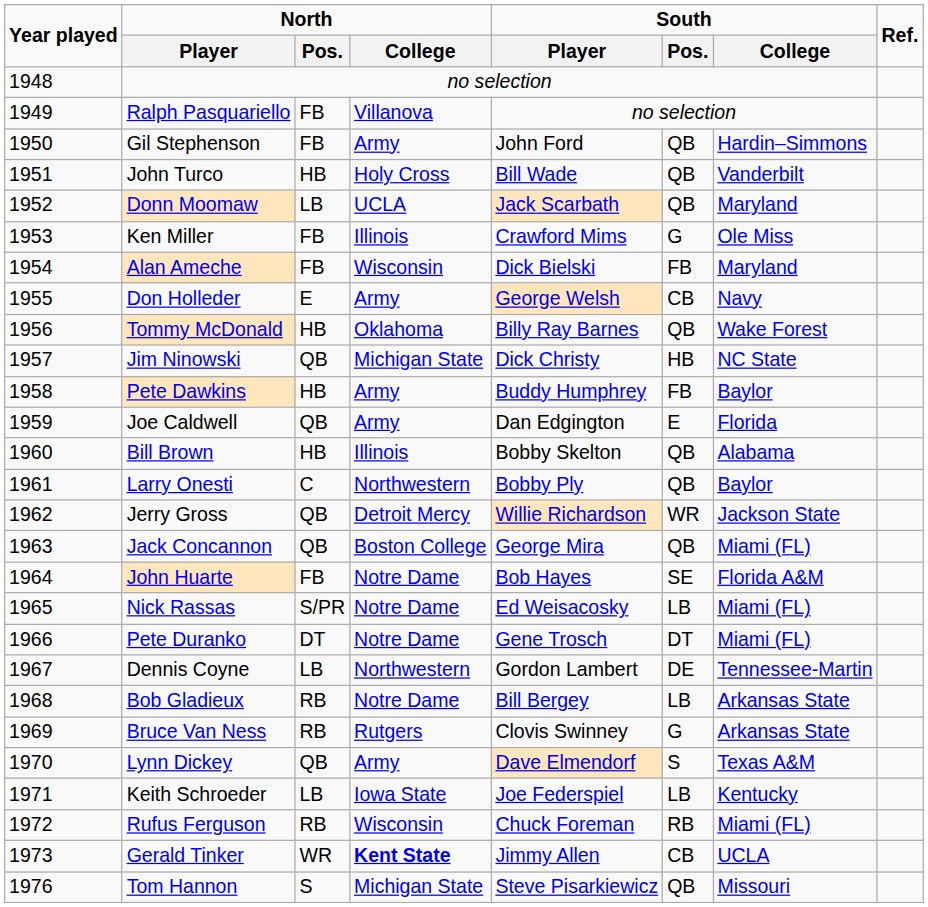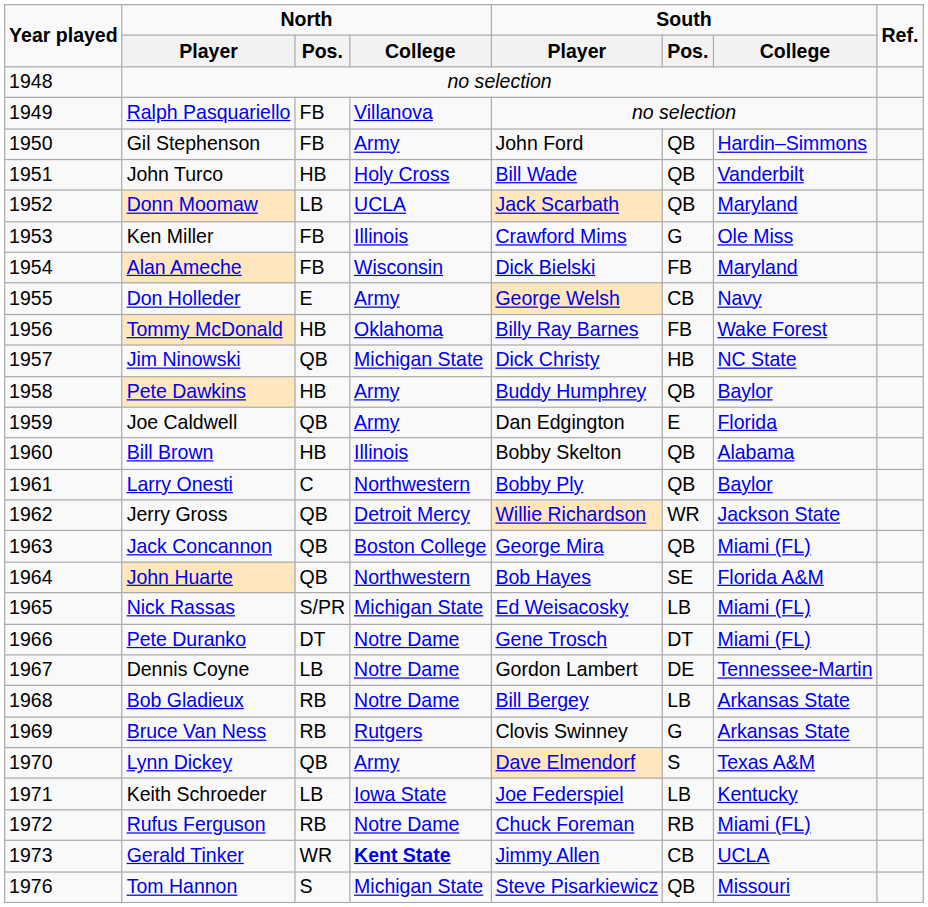(681, 329) QB -> (680, 329) FB
(680, 391) FB -> (681, 391) QB
(312, 577) FB -> (314, 577) QB
(407, 577) Notre Dame -> (412, 577) Northwestern
(407, 608) Notre Dame -> (419, 608) Michigan State
(412, 670) Northwestern -> (407, 670) Notre Dame
(399, 824) Wisconsin -> (407, 824) Notre Dame
